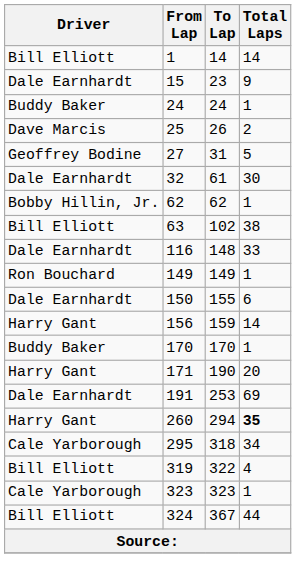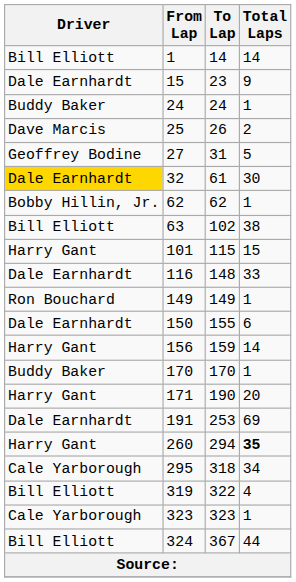(70, 179) no background -> (70, 179) gold background
+ row: (180, 251)
